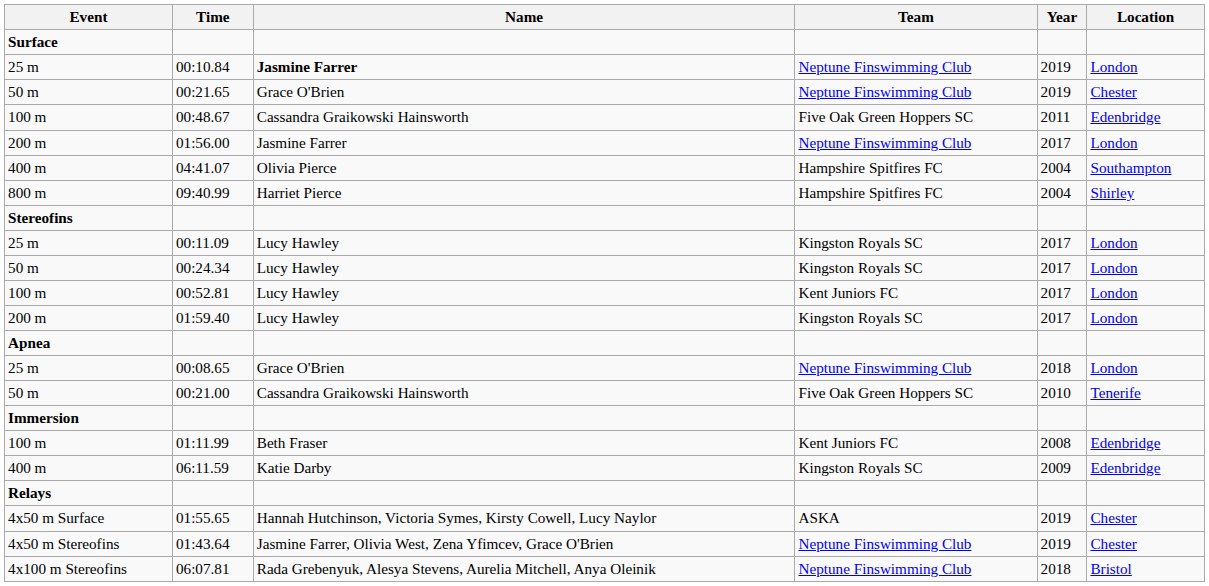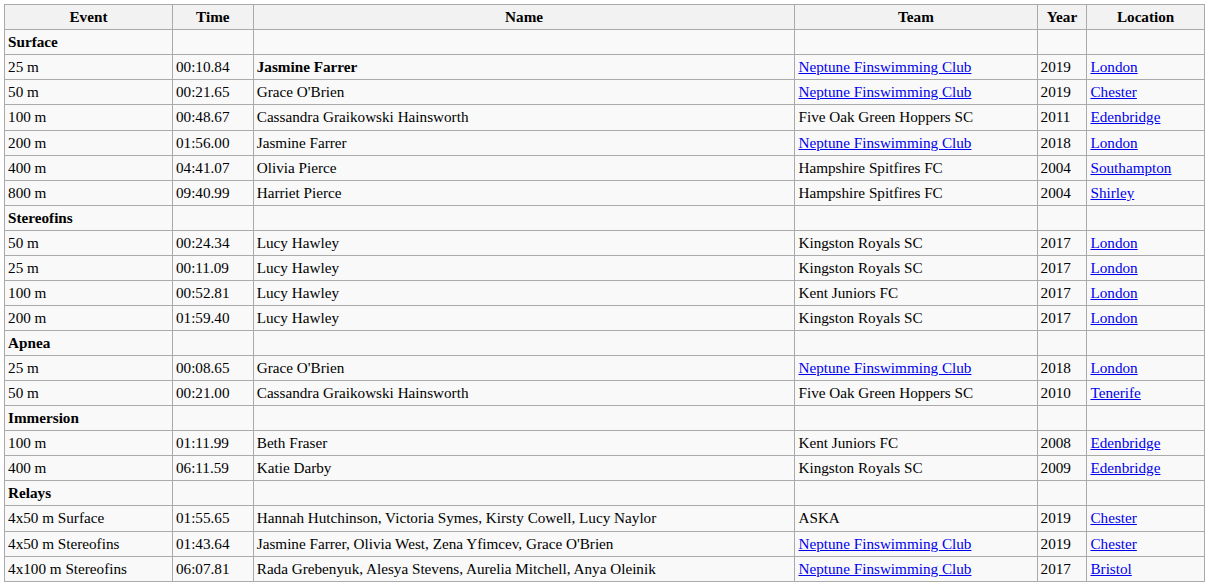(1056, 142) 2017 -> (1056, 142) 2018
rows swapped: (23, 242) <-> (23, 267)
(1056, 568) 2018 -> (1056, 568) 2017
